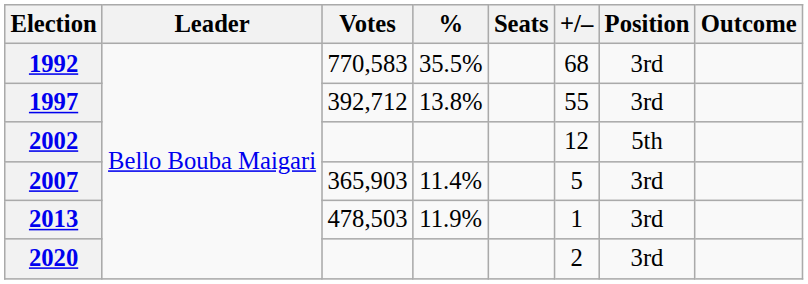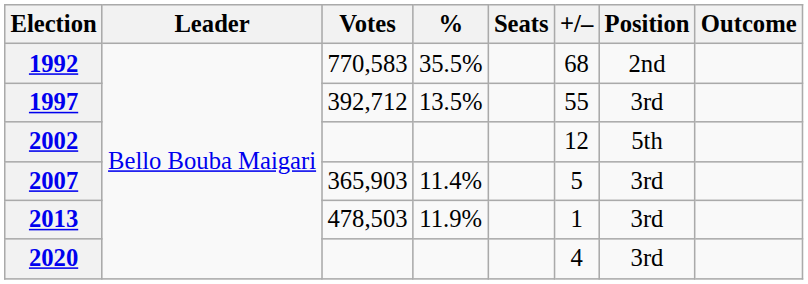(647, 63) 3rd -> (647, 63) 2nd
(451, 102) 13.8% -> (451, 102) 13.5%
(577, 258) 2 -> (577, 258) 4
